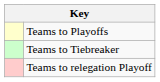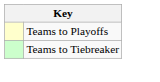- row: (89, 67)
